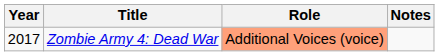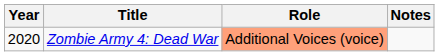(24, 39) 2017 -> (24, 39) 2020
